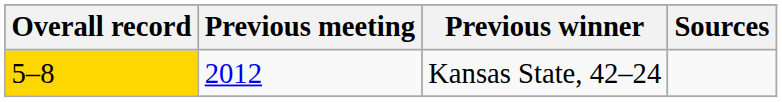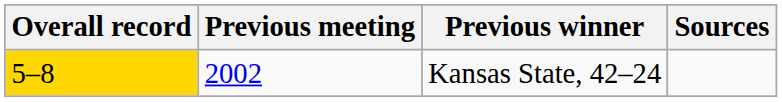(233, 72) 2012 -> (233, 72) 2002
